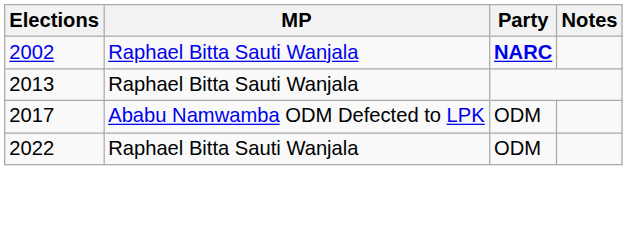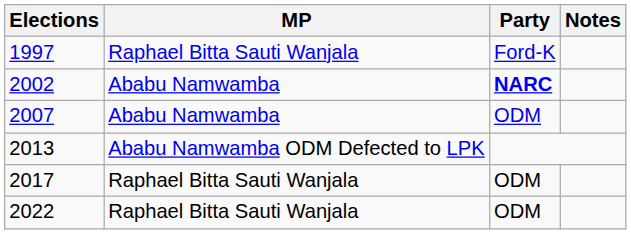+ row: (32, 52)
(233, 52) Raphael Bitta Sauti Wanjala -> (194, 84) Ababu Namwamba
+ row: (32, 116)
(233, 84) Raphael Bitta Sauti Wanjala -> (296, 148) Ababu Namwamba ODM Defected to LPK
(296, 116) Ababu Namwamba ODM Defected to LPK -> (233, 180) Raphael Bitta Sauti Wanjala
